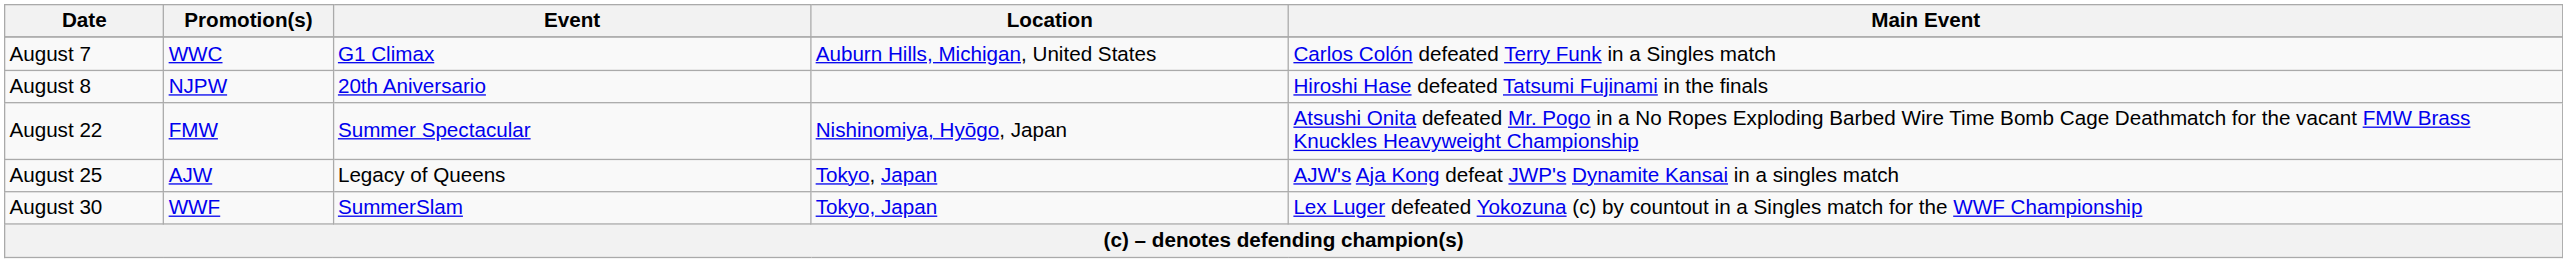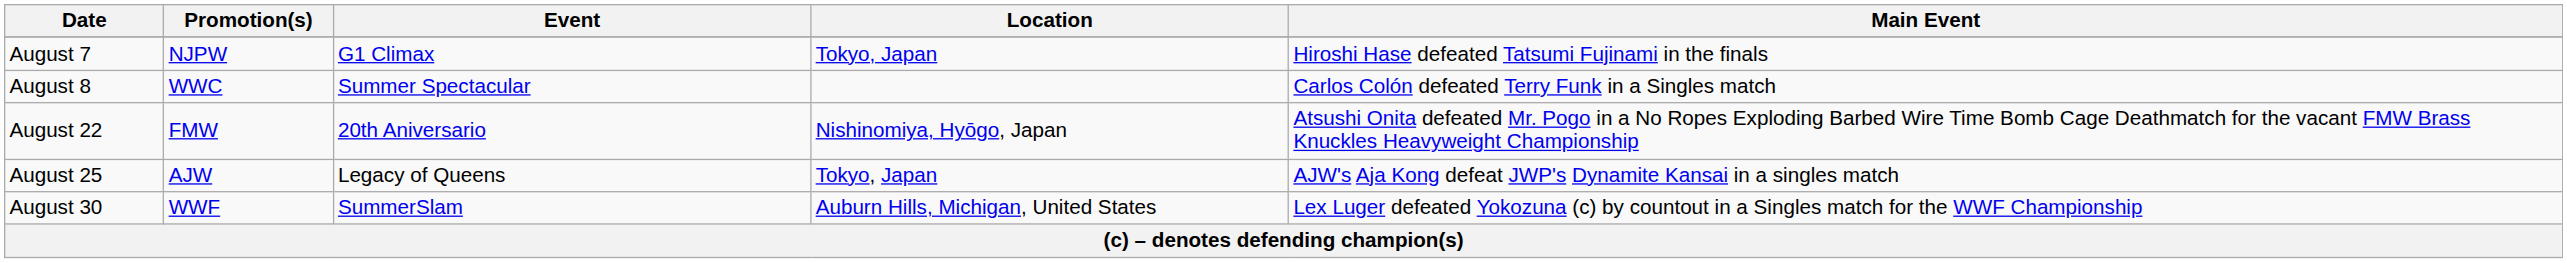(196, 53) WWC -> (198, 53) NJPW
(986, 53) Auburn Hills, Michigan, United States -> (876, 53) Tokyo, Japan
(1535, 53) Carlos Colón defeated Terry Funk in a Singles match -> (1531, 53) Hiroshi Hase defeated Tatsumi Fujinami in the finals
(198, 86) NJPW -> (196, 86) WWC
(412, 86) 20th Aniversario -> (434, 86) Summer Spectacular
(1531, 86) Hiroshi Hase defeated Tatsumi Fujinami in the finals -> (1535, 86) Carlos Colón defeated Terry Funk in a Singles match
(434, 130) Summer Spectacular -> (412, 130) 20th Aniversario
(876, 207) Tokyo, Japan -> (986, 207) Auburn Hills, Michigan, United States
